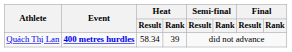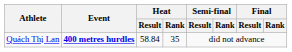(150, 40) 58.34 -> (150, 40) 58.84
(175, 40) 39 -> (175, 40) 35
